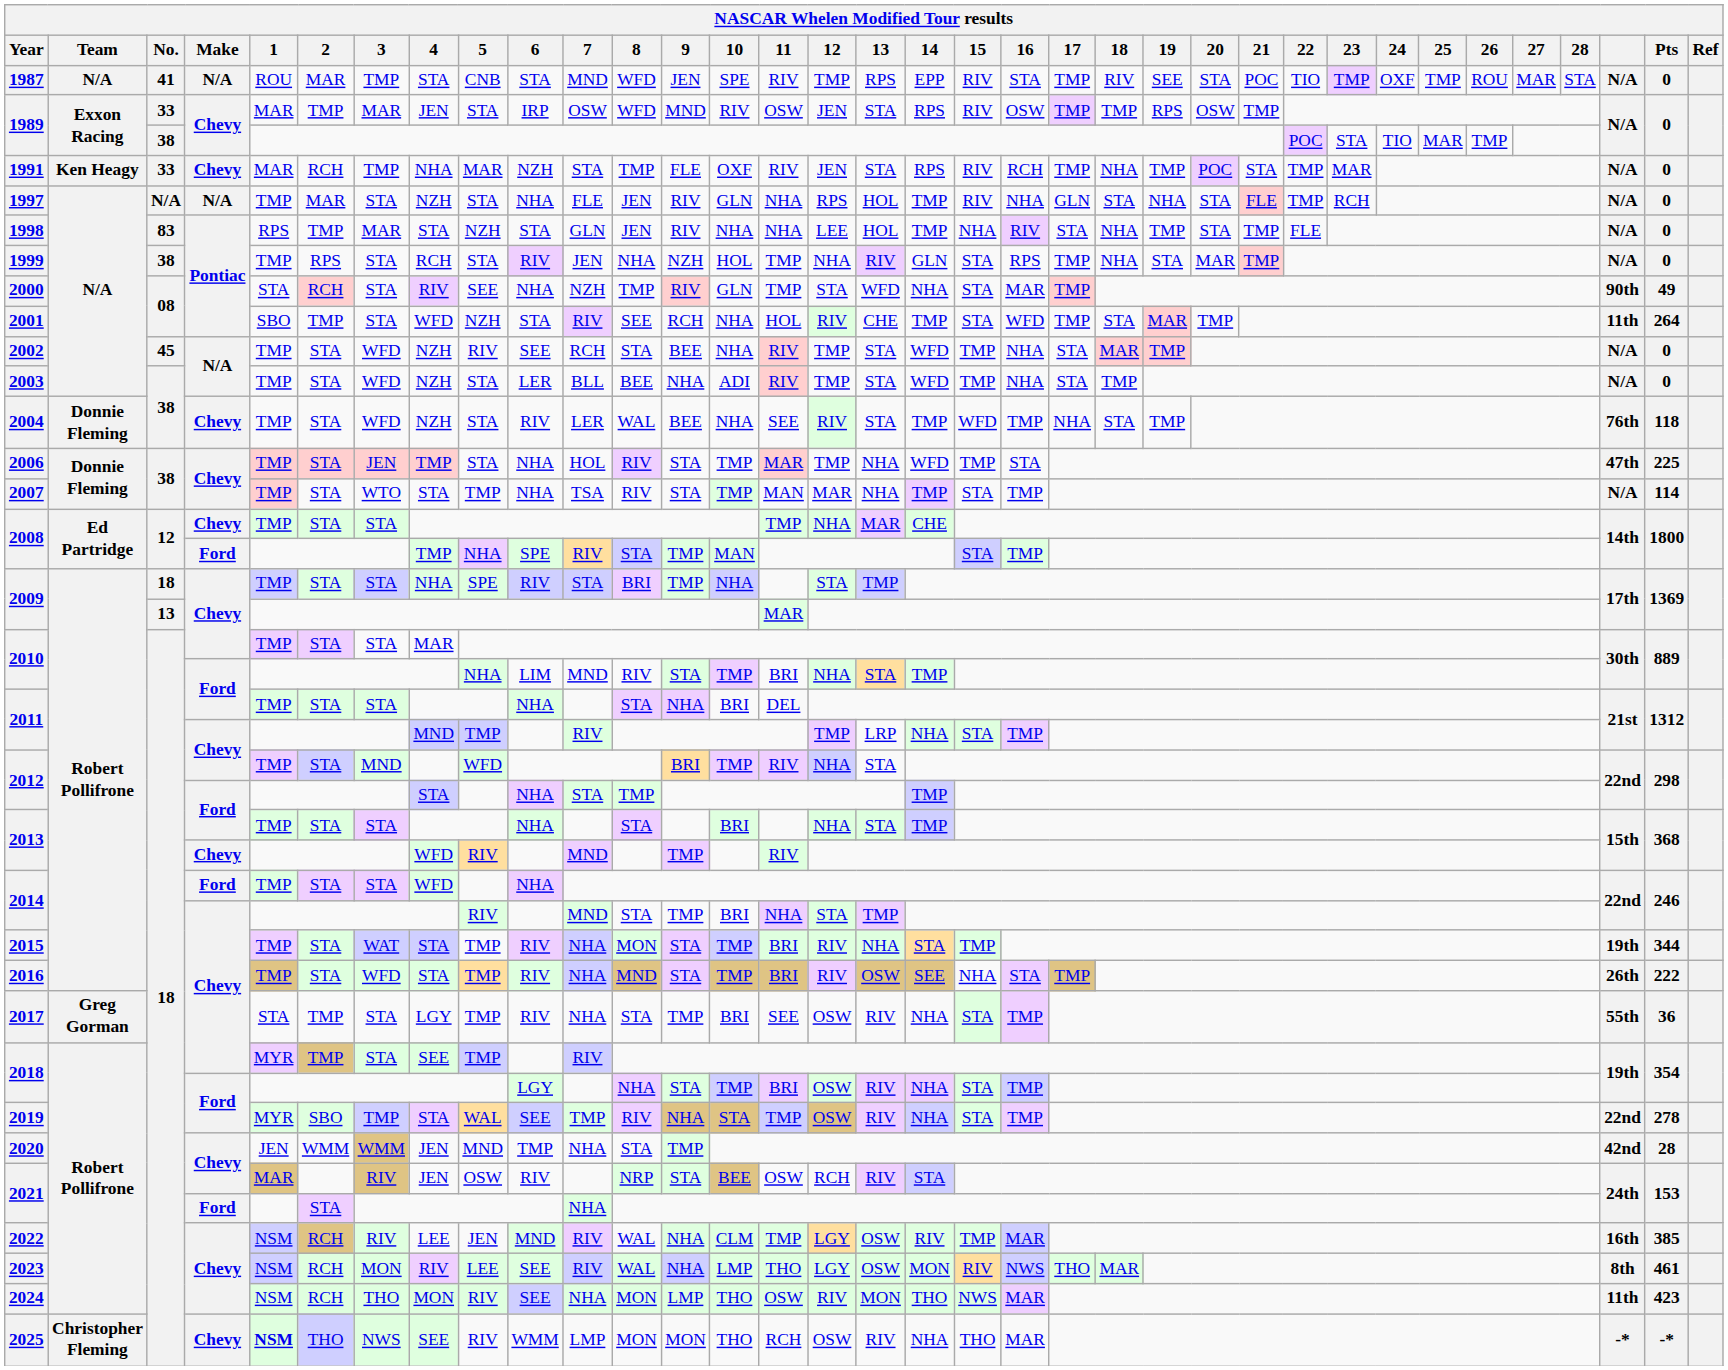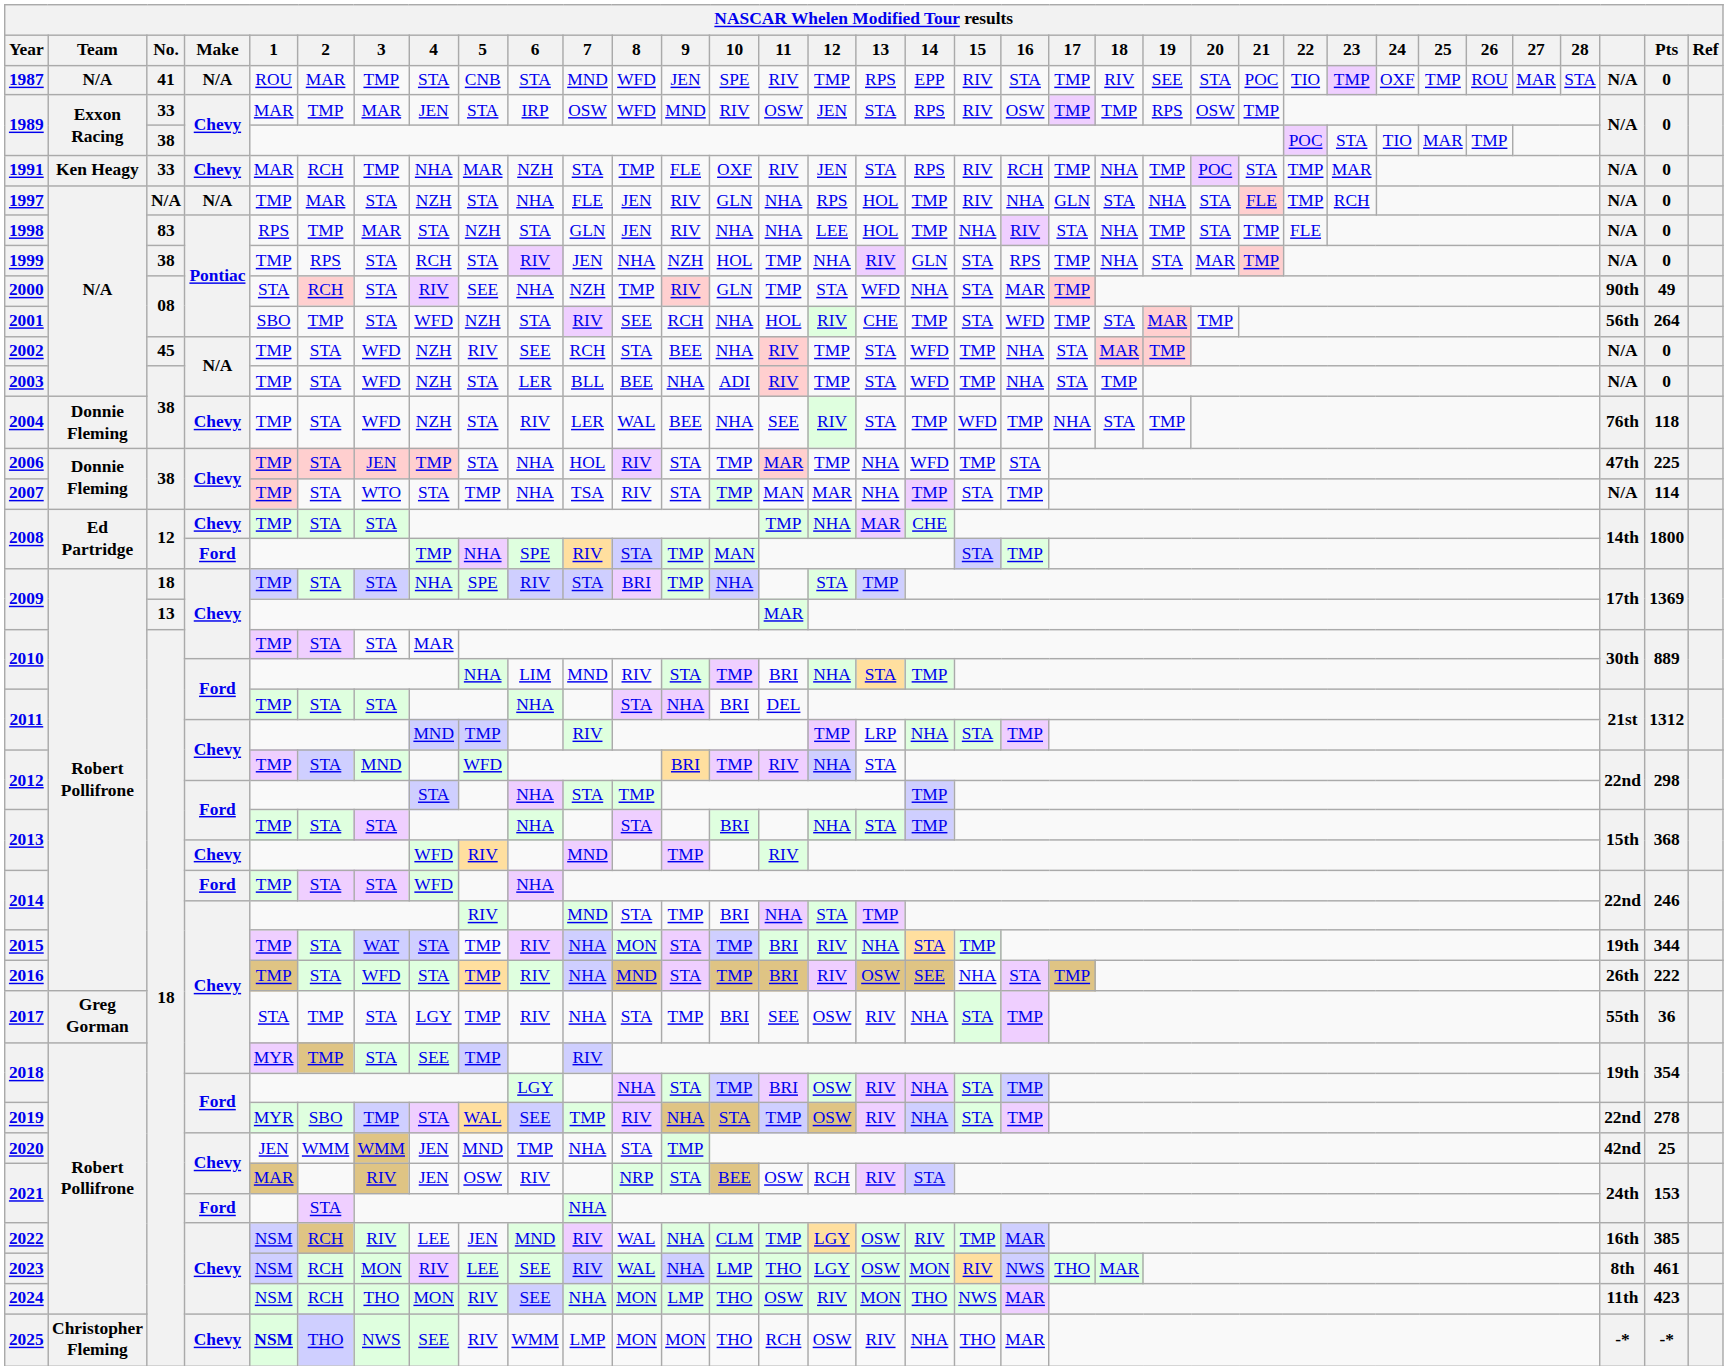(1623, 320) 11th -> (1623, 320) 56th
(1667, 1147) 28 -> (1667, 1147) 25
